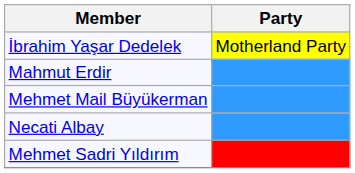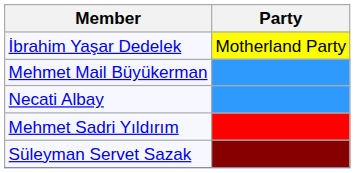- row: (60, 73)
+ row: (100, 154)
